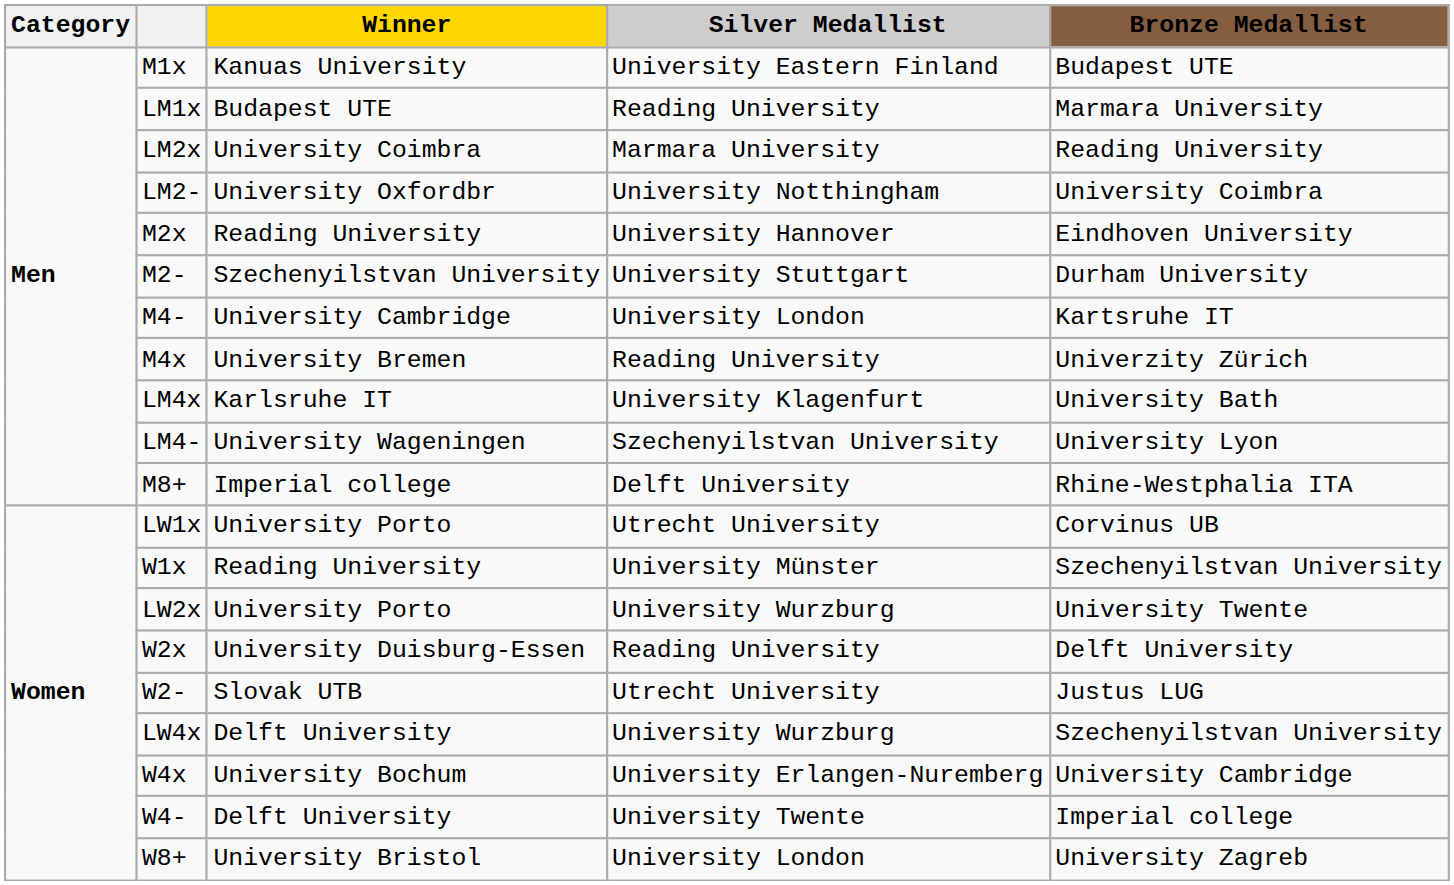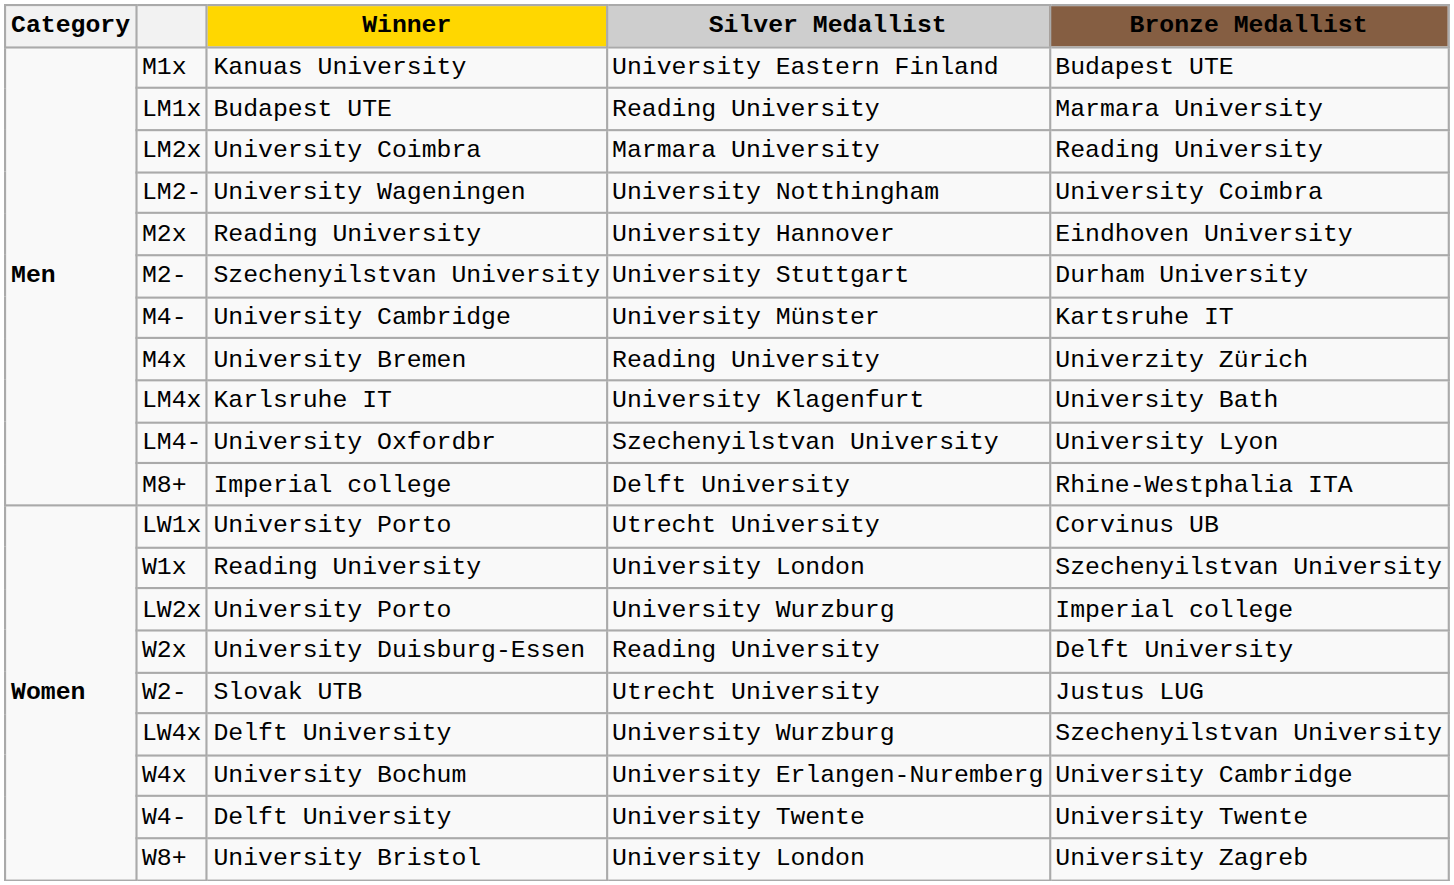(355, 192) University Oxfordbr -> (370, 192) University Wageningen
(738, 317) University London -> (746, 317) University Münster
(370, 442) University Wageningen -> (355, 442) University Oxfordbr
(746, 567) University Münster -> (738, 567) University London
(1182, 609) University Twente -> (1174, 609) Imperial college
(1174, 817) Imperial college -> (1182, 817) University Twente
